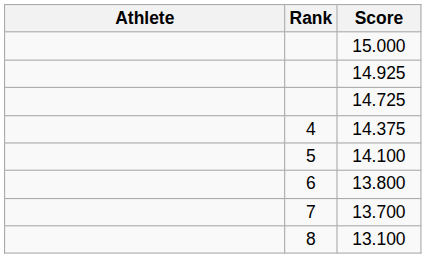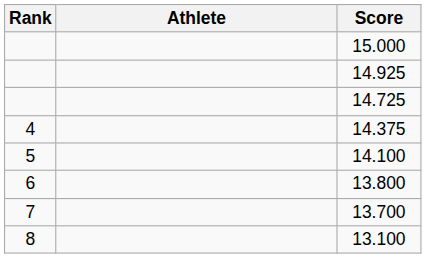columns swapped: (311, 18) <-> (145, 18)
